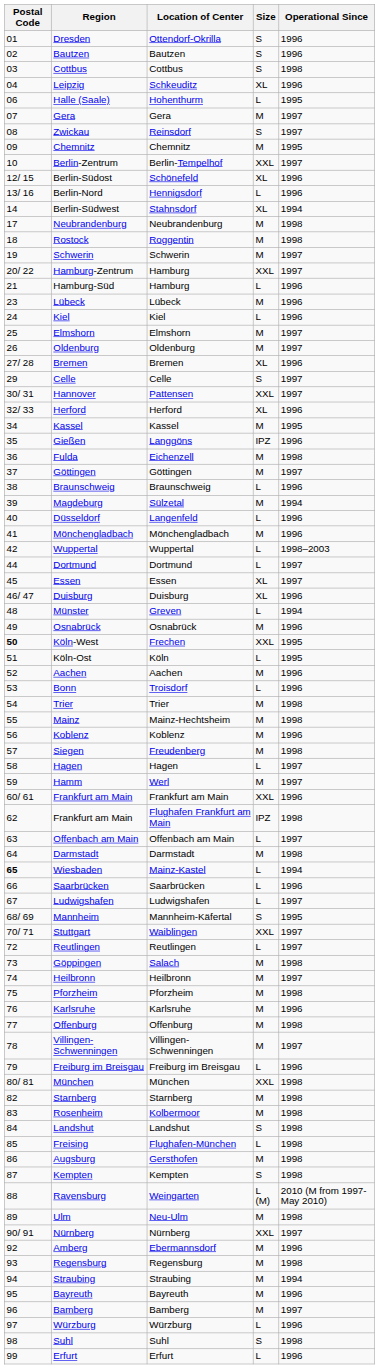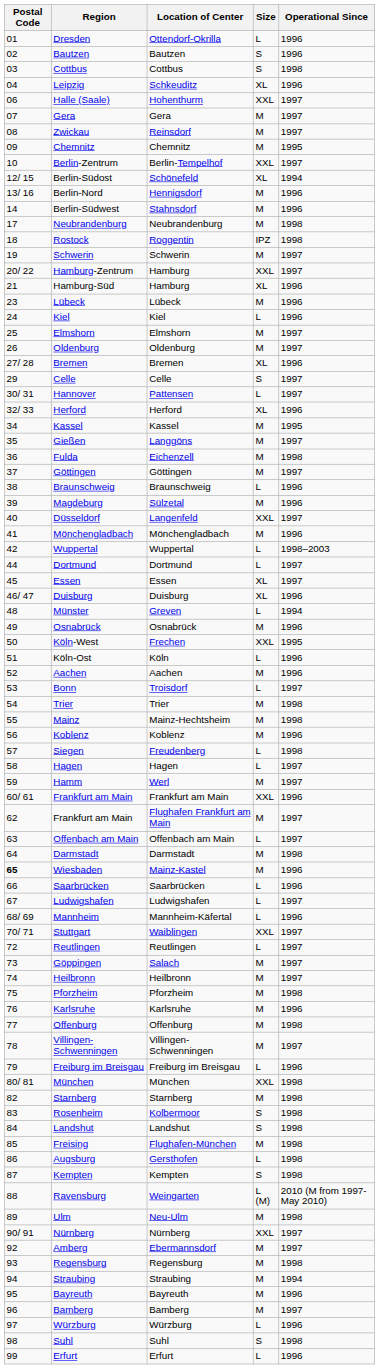(259, 38) S -> (258, 38) L
(258, 100) L -> (265, 100) XXL
(292, 100) 1995 -> (292, 100) 1997
(259, 131) S -> (259, 131) M
(292, 178) 1996 -> (292, 178) 1994
(258, 193) L -> (259, 193) M
(261, 208) XL -> (259, 208) M
(292, 208) 1994 -> (292, 208) 1996
(259, 239) M -> (263, 239) IPZ
(258, 286) L -> (261, 286) XL
(265, 394) XXL -> (258, 394) L
(263, 441) IPZ -> (259, 441) M
(292, 441) 1996 -> (292, 441) 1997
(292, 503) 1994 -> (292, 503) 1996
(258, 518) L -> (265, 518) XXL
(292, 518) 1996 -> (292, 518) 1997
(12, 642) bold -> (12, 642) normal
(292, 657) 1995 -> (292, 657) 1996
(292, 688) 1996 -> (292, 688) 1997
(259, 750) M -> (258, 750) L
(263, 818) IPZ -> (259, 818) M
(292, 818) 1998 -> (292, 818) 1997
(258, 870) L -> (259, 870) M
(292, 870) 1994 -> (292, 870) 1996
(259, 916) S -> (258, 916) L
(292, 916) 1995 -> (292, 916) 1996
(292, 962) 1998 -> (292, 962) 1997
(259, 1113) M -> (259, 1113) S
(258, 1144) L -> (259, 1144) M
(259, 1159) M -> (258, 1159) L
(292, 1248) 1996 -> (292, 1248) 1997
